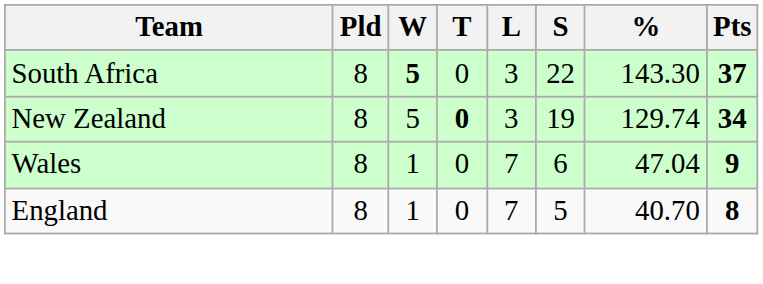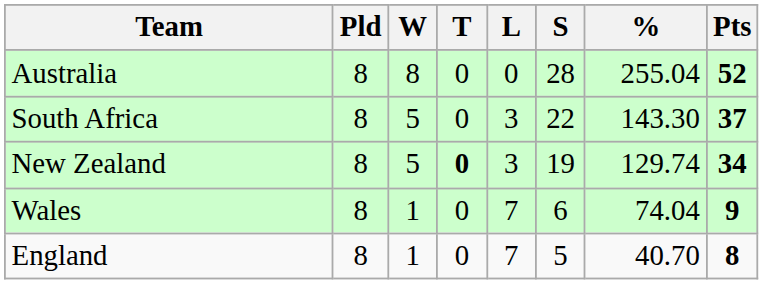+ row: (64, 73)
(413, 73) bold -> (413, 118) normal
(667, 164) 47.04 -> (667, 210) 74.04
